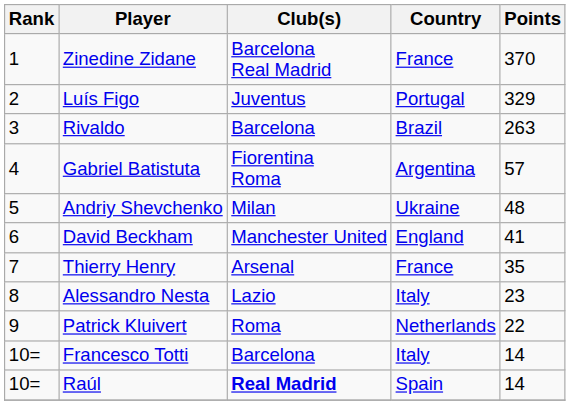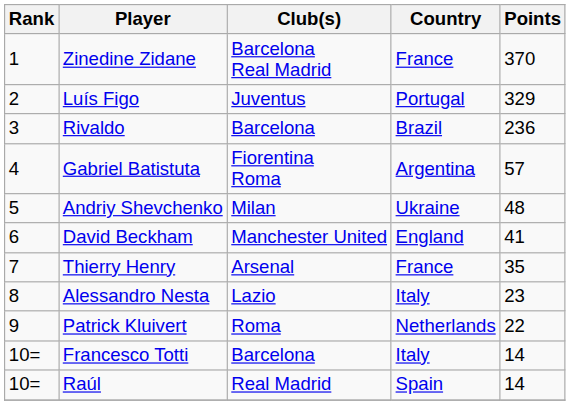(520, 128) 263 -> (520, 128) 236
(284, 384) bold -> (281, 384) normal
